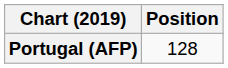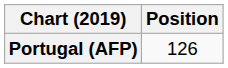(182, 48) 128 -> (182, 48) 126
